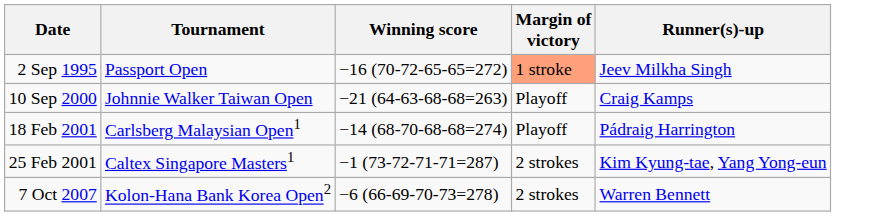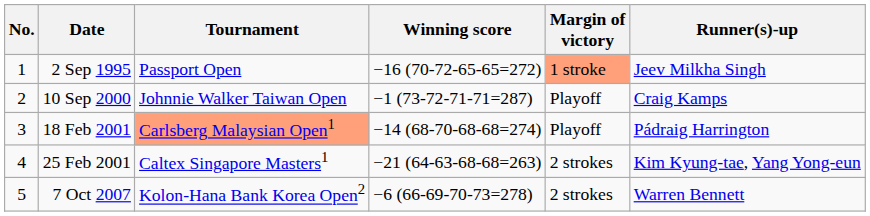+ column: (22, 29)
(423, 98) −21 (64-63-68-68=263) -> (453, 98) −1 (73-72-71-71=287)
(203, 129) no background -> (237, 129) lightsalmon background
(419, 161) −1 (73-72-71-71=287) -> (457, 161) −21 (64-63-68-68=263)
